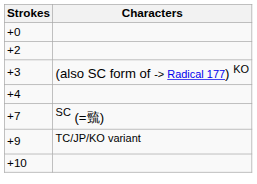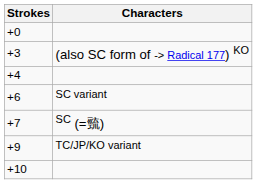- row: (14, 50)
+ row: (14, 97)
